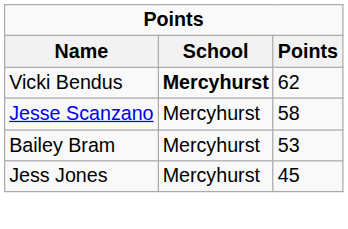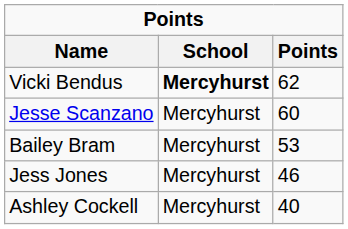(289, 113) 58 -> (289, 113) 60
(289, 176) 45 -> (289, 176) 46
+ row: (74, 207)
